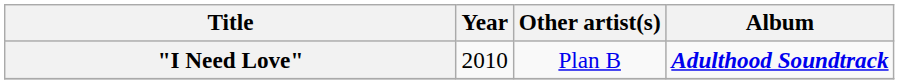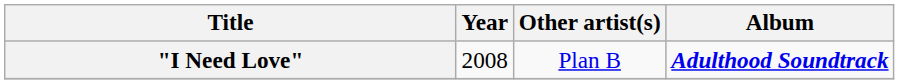(485, 59) 2010 -> (485, 59) 2008
